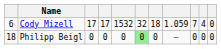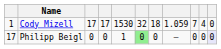(11, 24) 6 -> (11, 24) 1
(123, 24) 1532 -> (123, 24) 1530
(11, 37) 18 -> (11, 37) 17
(123, 37) 0 -> (123, 37) 1
(212, 37) no background -> (212, 37) lavender background
